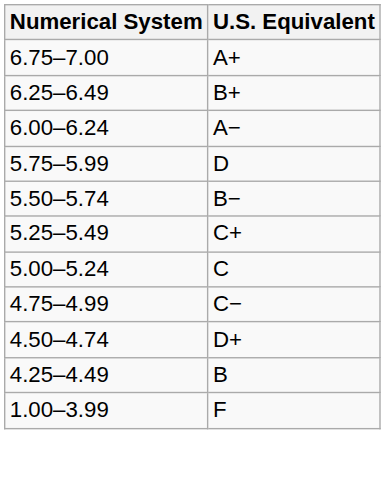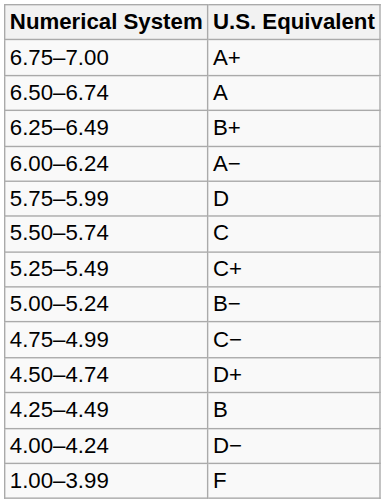+ row: (59, 92)
(227, 198) B− -> (221, 233) C
(221, 269) C -> (227, 304) B−
+ row: (59, 445)
